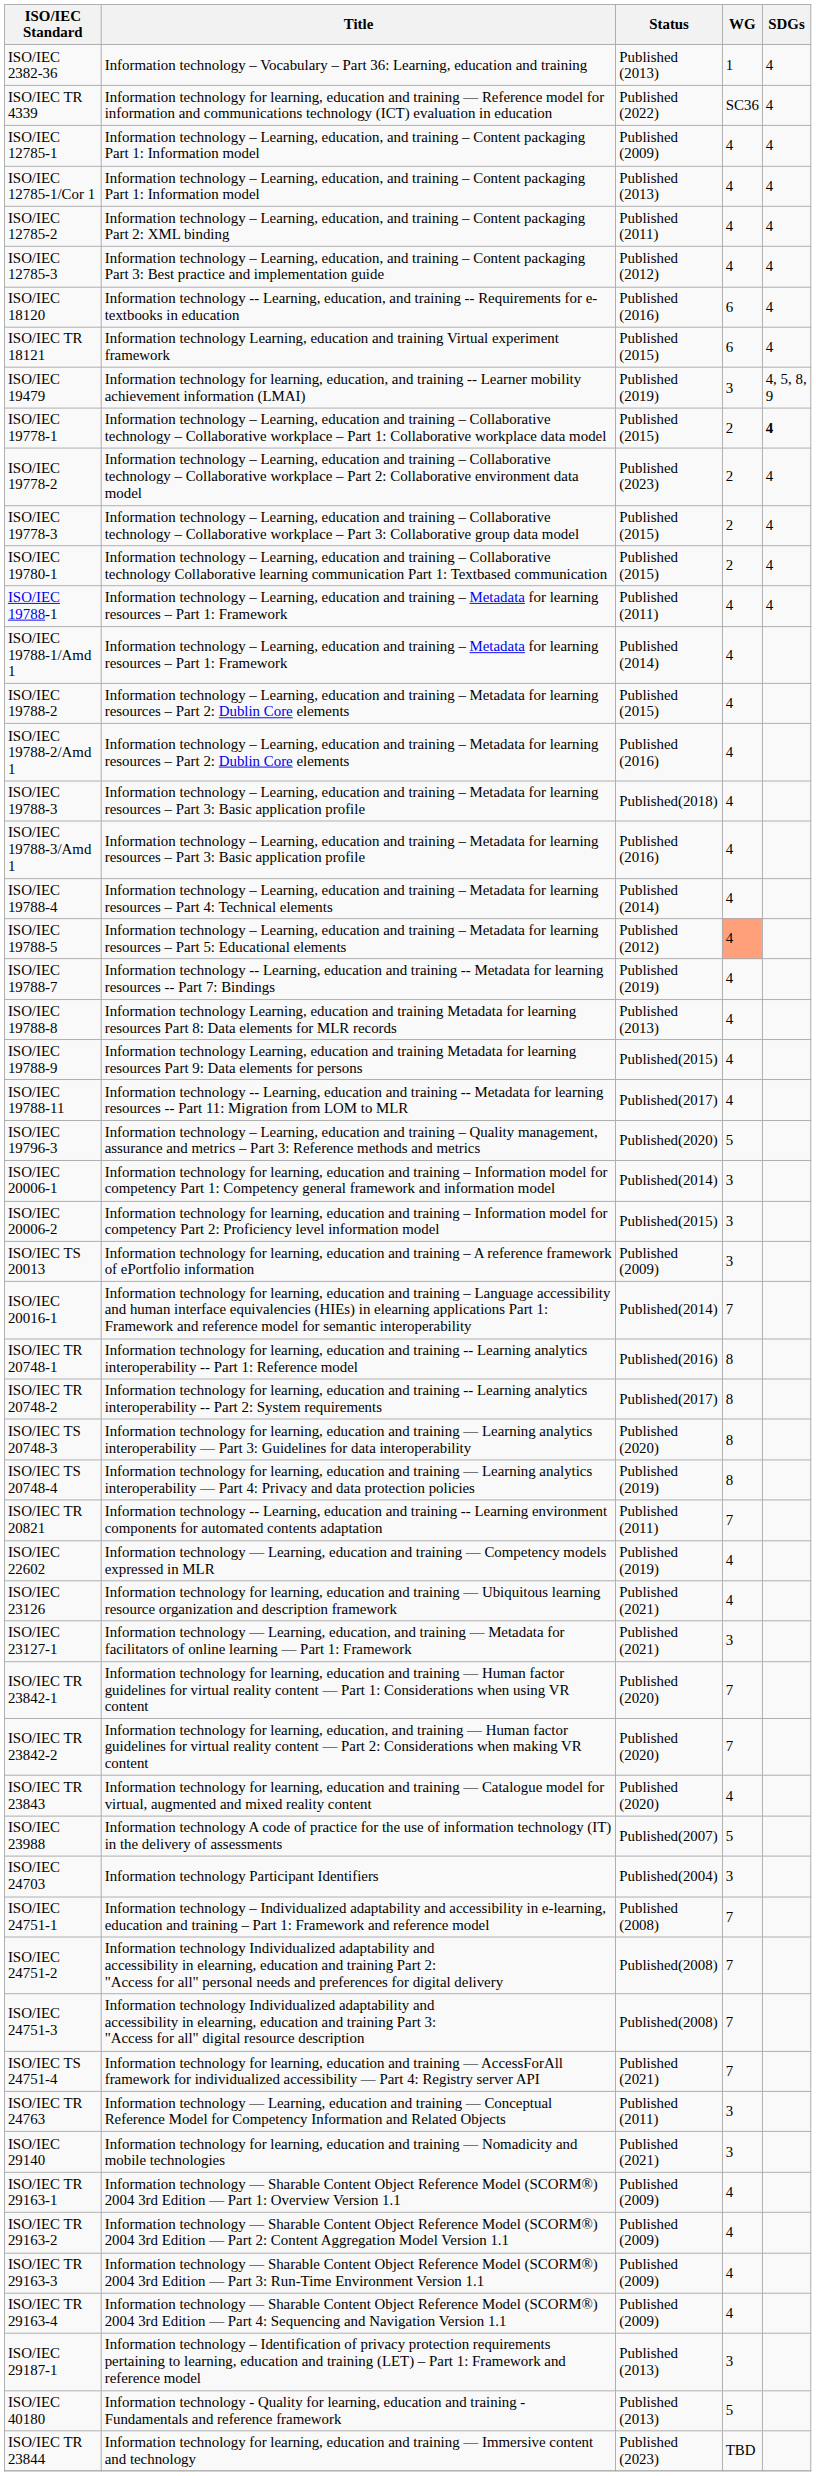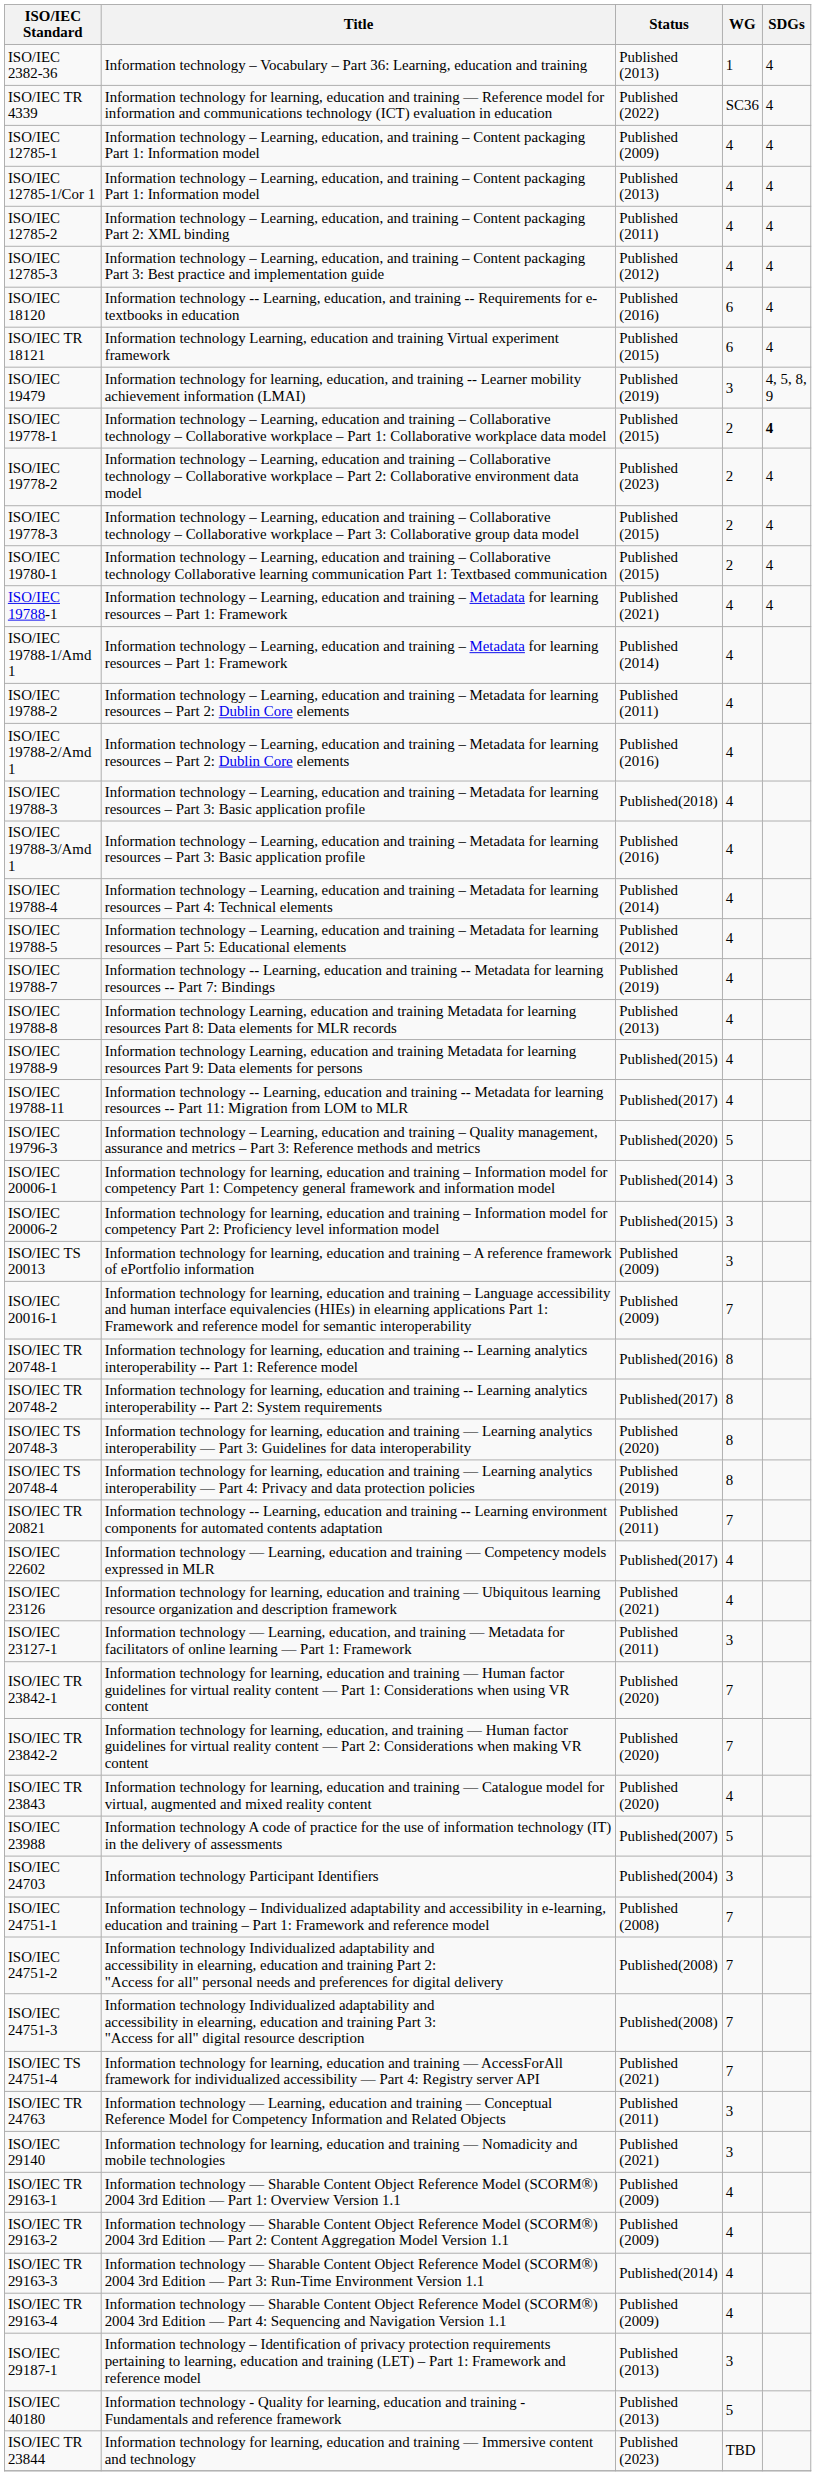(649, 606) Published (2011) -> (649, 606) Published (2021)
(649, 703) Published (2015) -> (649, 703) Published (2011)
(729, 938) lightsalmon background -> (729, 938) no background
(668, 1310) Published(2014) -> (649, 1310) Published (2009)
(649, 1560) Published (2019) -> (668, 1560) Published(2017)
(649, 1641) Published (2021) -> (649, 1641) Published (2011)
(649, 2272) Published (2009) -> (668, 2272) Published(2014)
